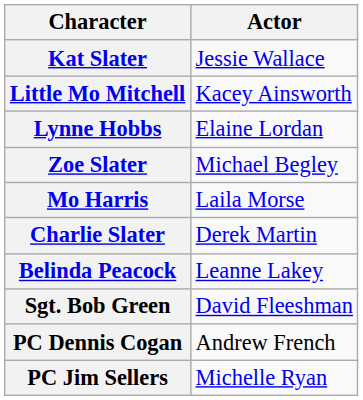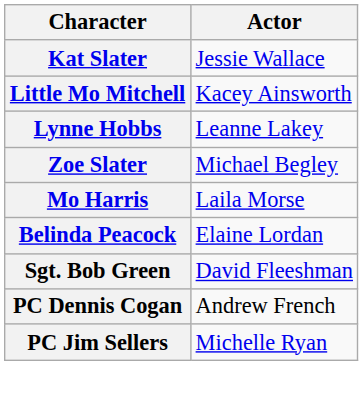(259, 128) Elaine Lordan -> (259, 128) Leanne Lakey
- row: (98, 235)
(259, 270) Leanne Lakey -> (259, 235) Elaine Lordan
